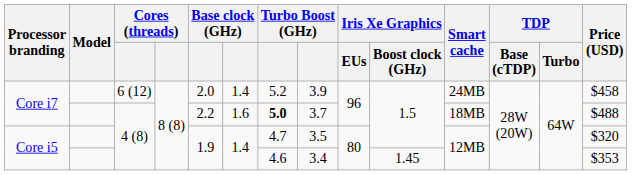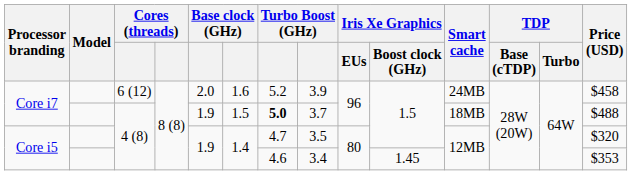(240, 92) 1.4 -> (240, 92) 1.6
(205, 114) 2.2 -> (205, 114) 1.9
(240, 114) 1.6 -> (240, 114) 1.5
